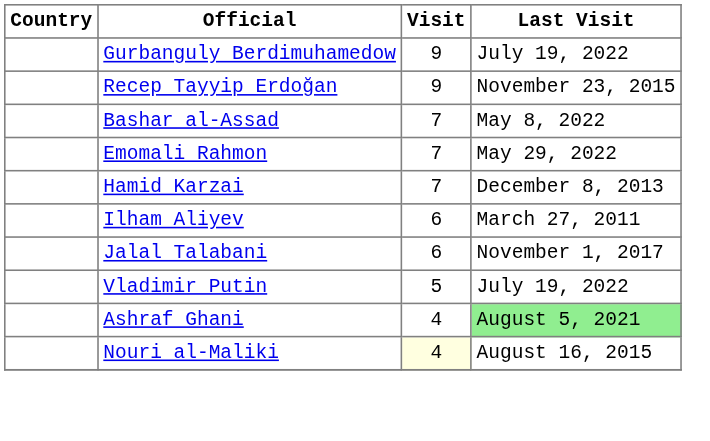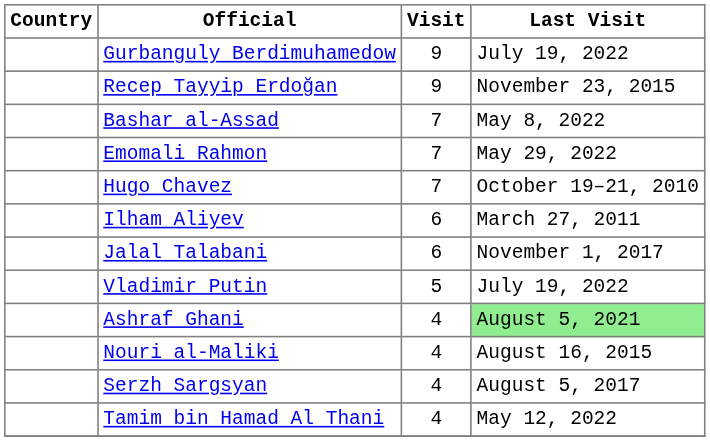- row: (174, 187)
+ row: (168, 187)
(436, 353) lightyellow background -> (436, 353) no background
+ row: (185, 386)
+ row: (244, 420)
